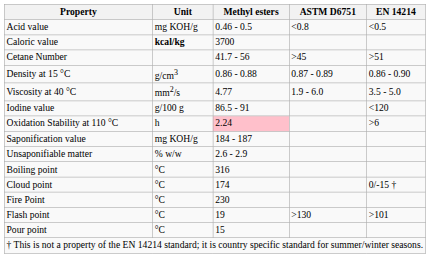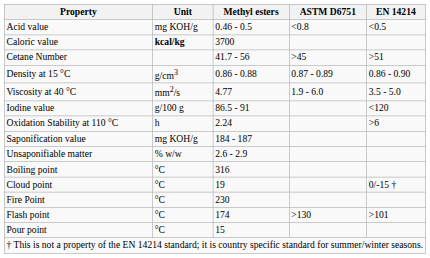(224, 123) pink background -> (224, 123) no background
(222, 184) 174 -> (220, 184) 19
(220, 215) 19 -> (222, 215) 174
